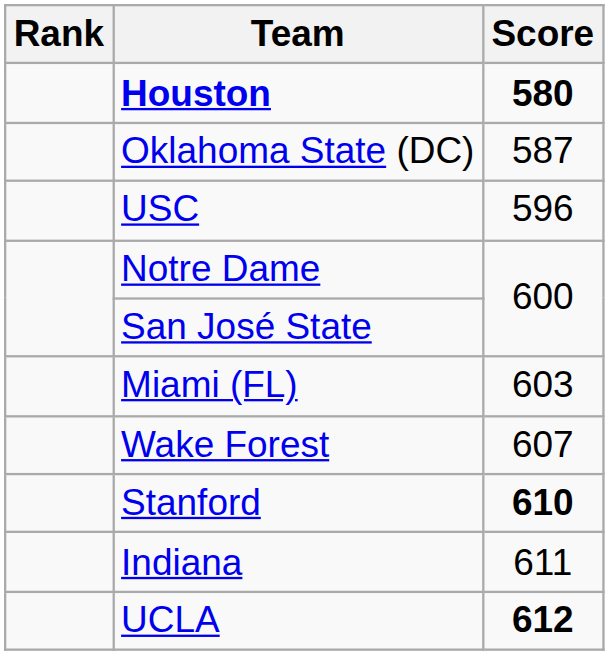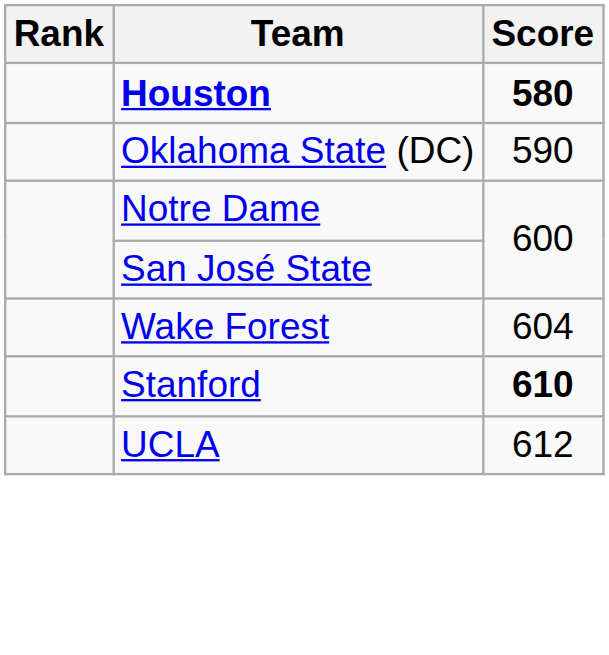(543, 151) 587 -> (543, 151) 590
- row: (160, 209)
- row: (209, 385)
(543, 444) 607 -> (543, 326) 604
- row: (182, 561)
(543, 619) bold -> (543, 444) normal
